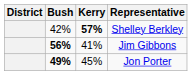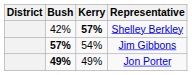(60, 45) 56% -> (60, 45) 57%
(92, 45) 41% -> (92, 45) 54%
(92, 62) 45% -> (92, 62) 49%
